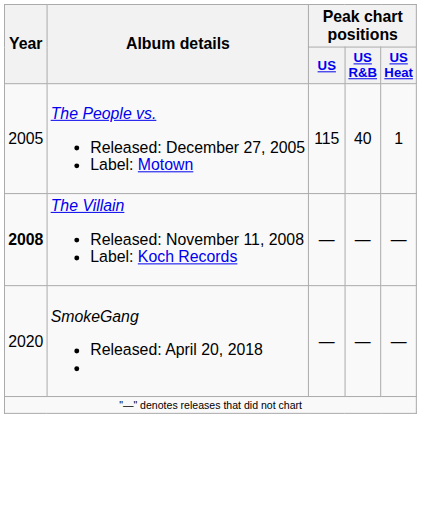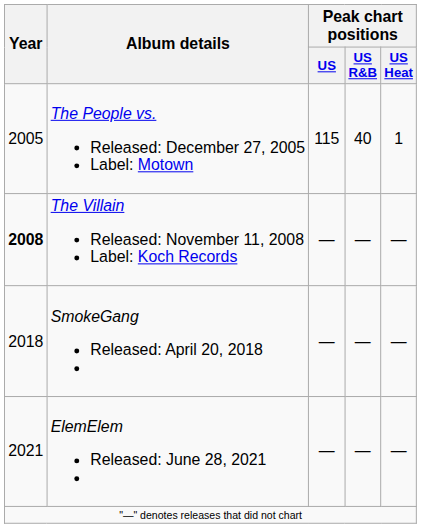(26, 341) 2020 -> (26, 341) 2018
+ row: (178, 452)
